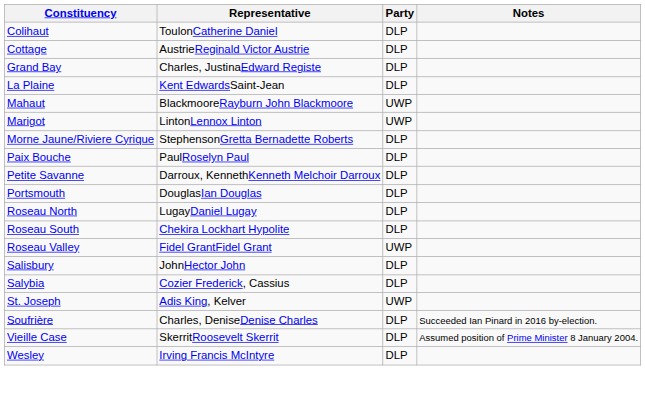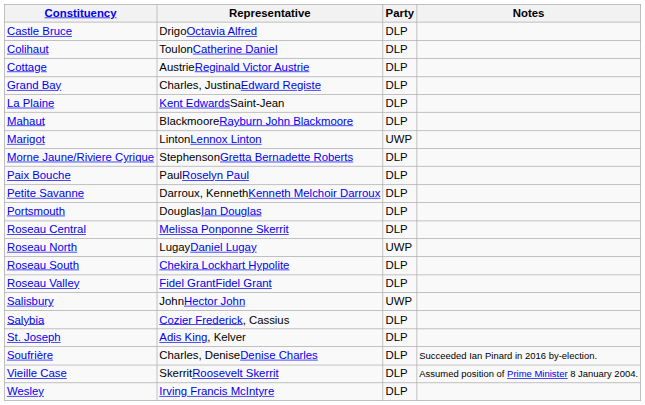+ row: (39, 31)
(399, 103) UWP -> (397, 121) DLP
+ row: (46, 229)
(397, 211) DLP -> (399, 247) UWP
(399, 247) UWP -> (397, 283) DLP
(397, 265) DLP -> (399, 301) UWP
(399, 301) UWP -> (397, 337) DLP
